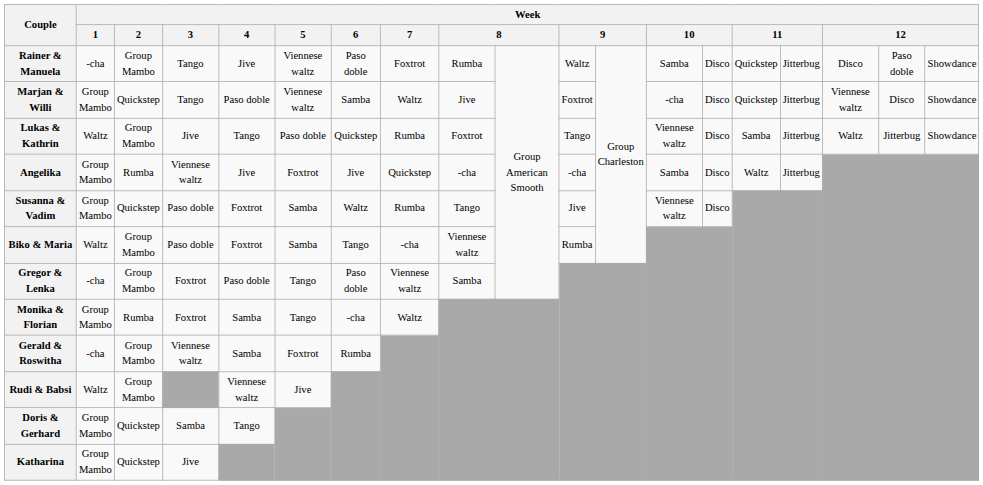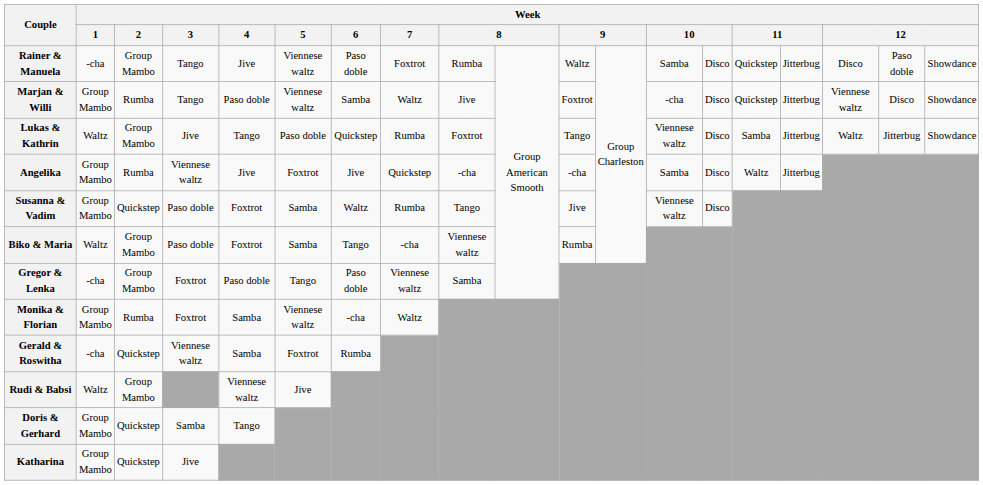(138, 99) Quickstep -> (138, 99) Rumba
(303, 316) Tango -> (303, 316) Viennese waltz
(138, 353) Group Mambo -> (138, 353) Quickstep
